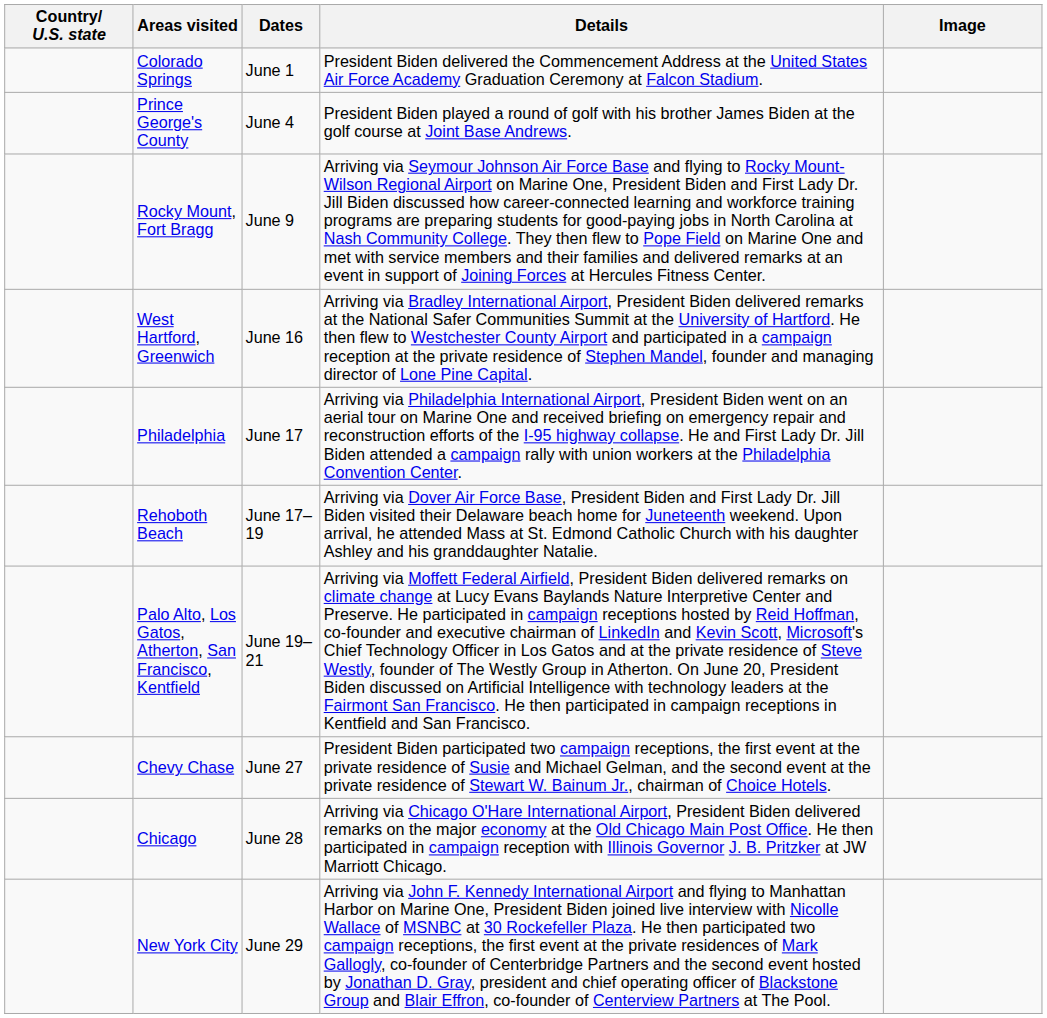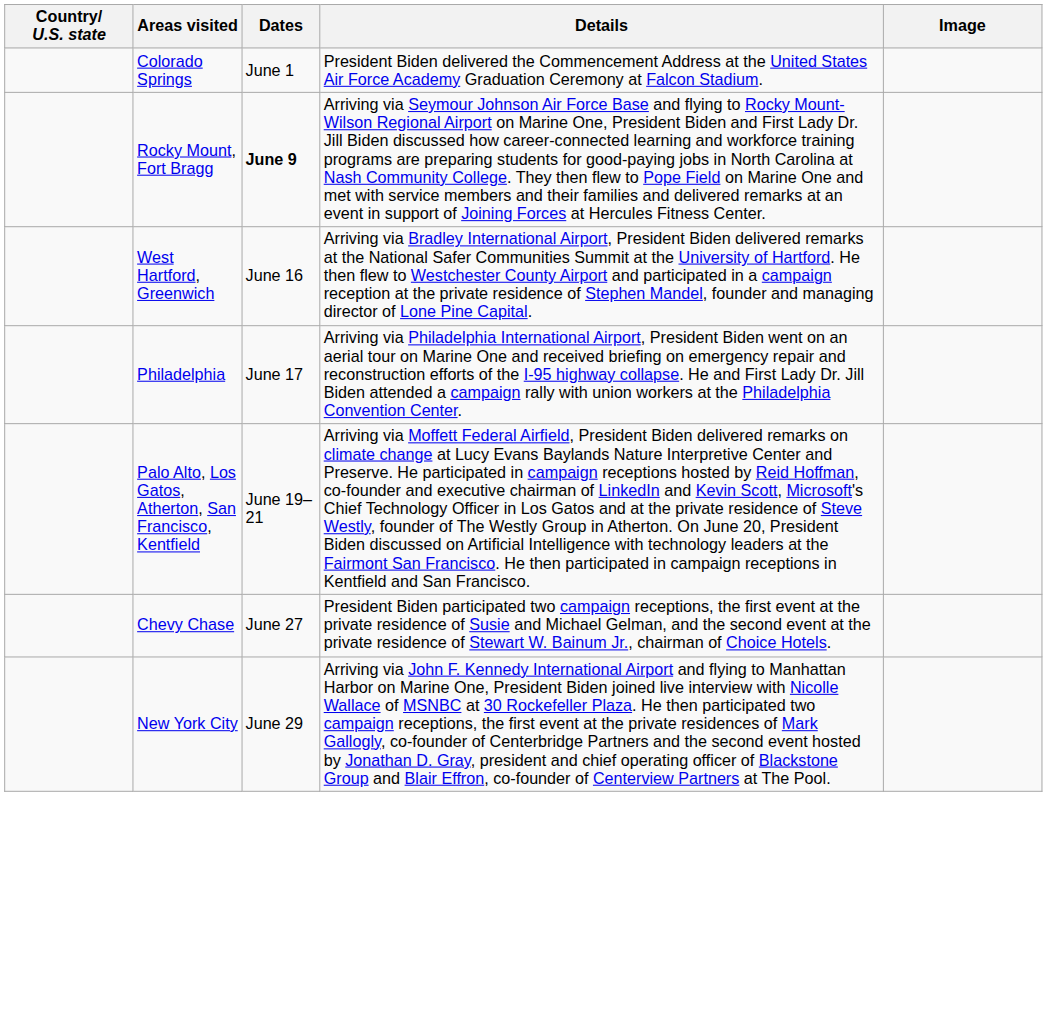- row: (170, 123)
(270, 221) normal -> (271, 159) bold
- row: (172, 525)
- row: (167, 838)
